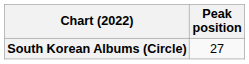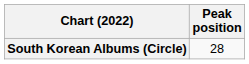(217, 48) 27 -> (217, 48) 28
